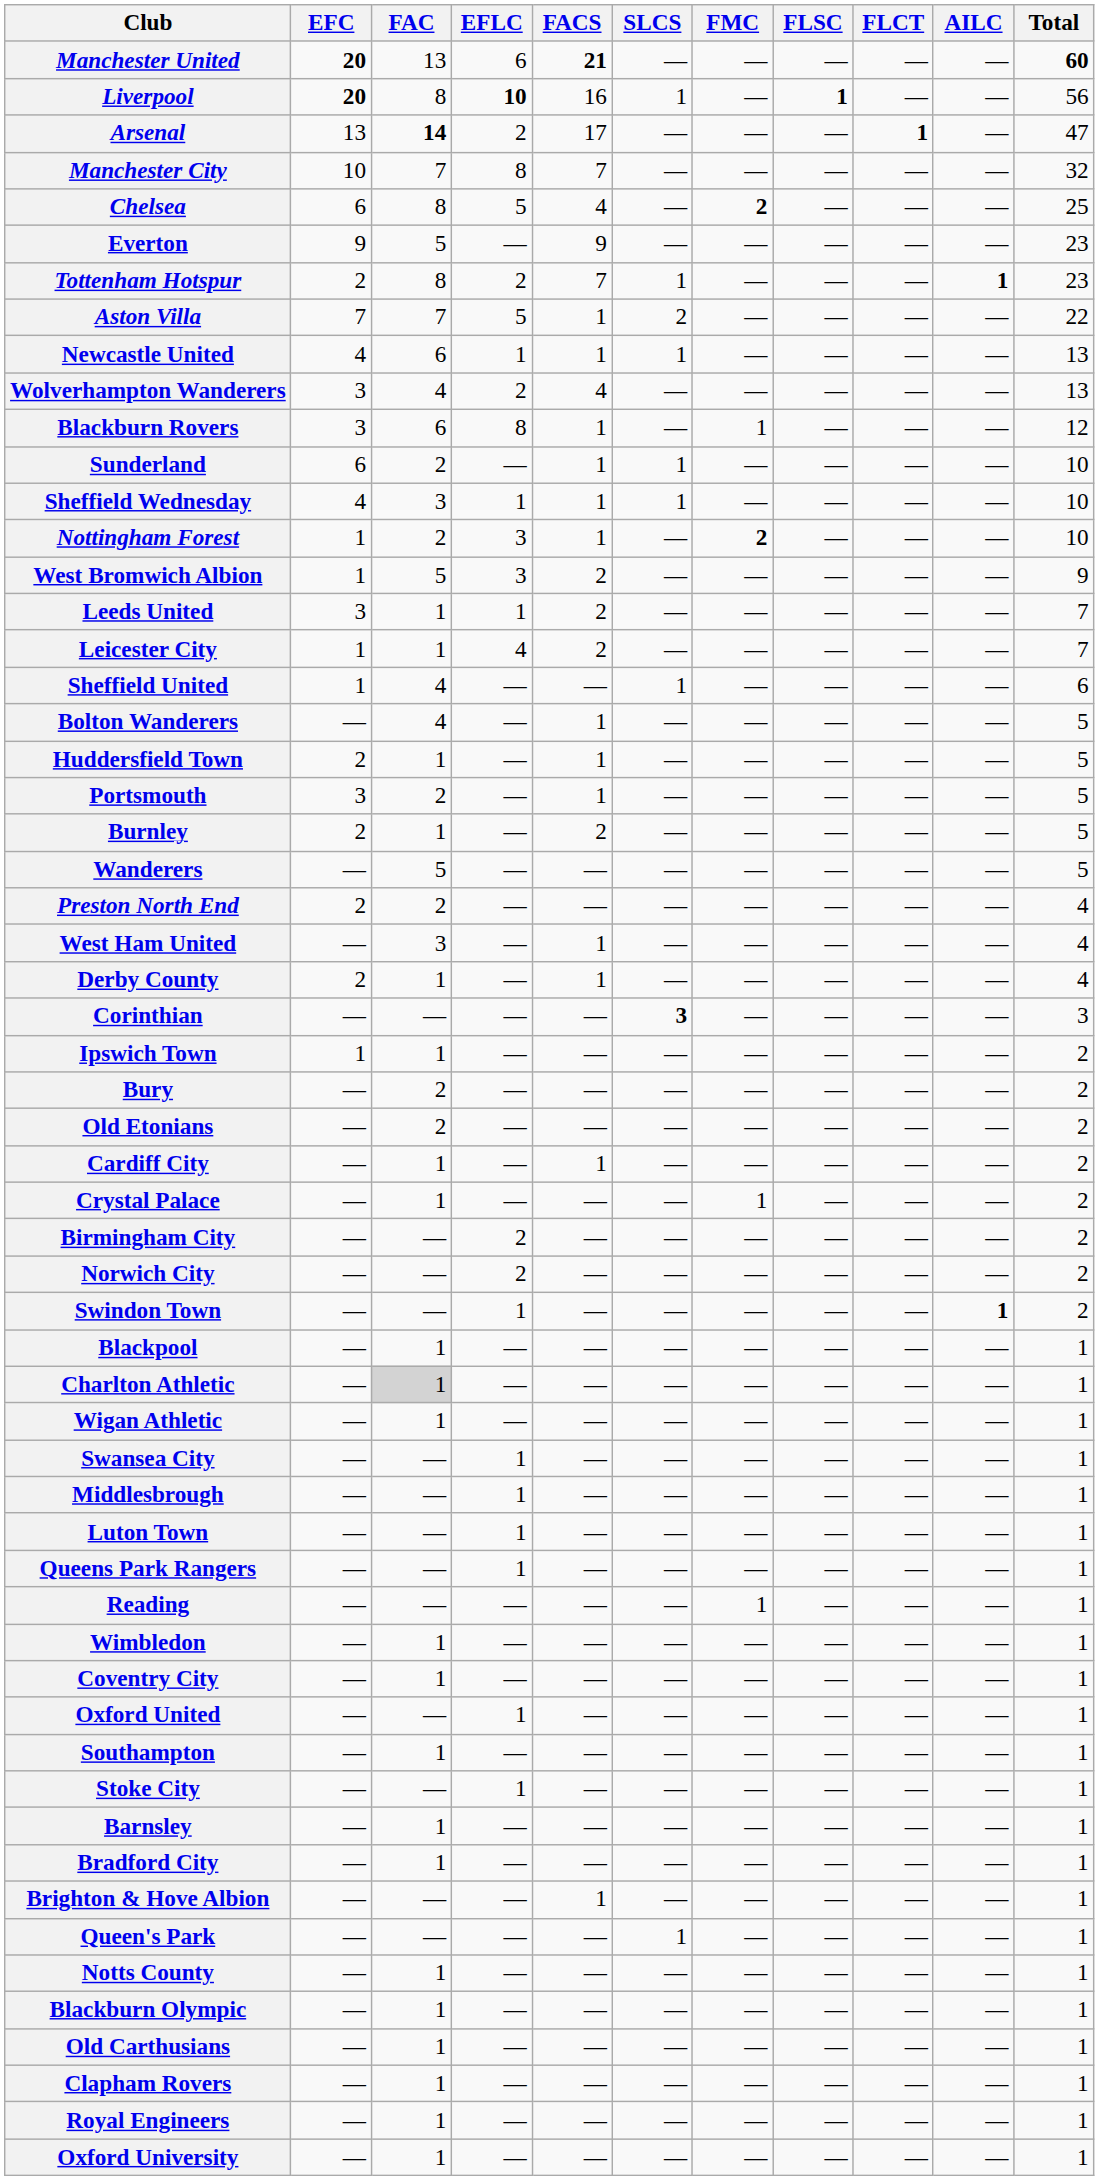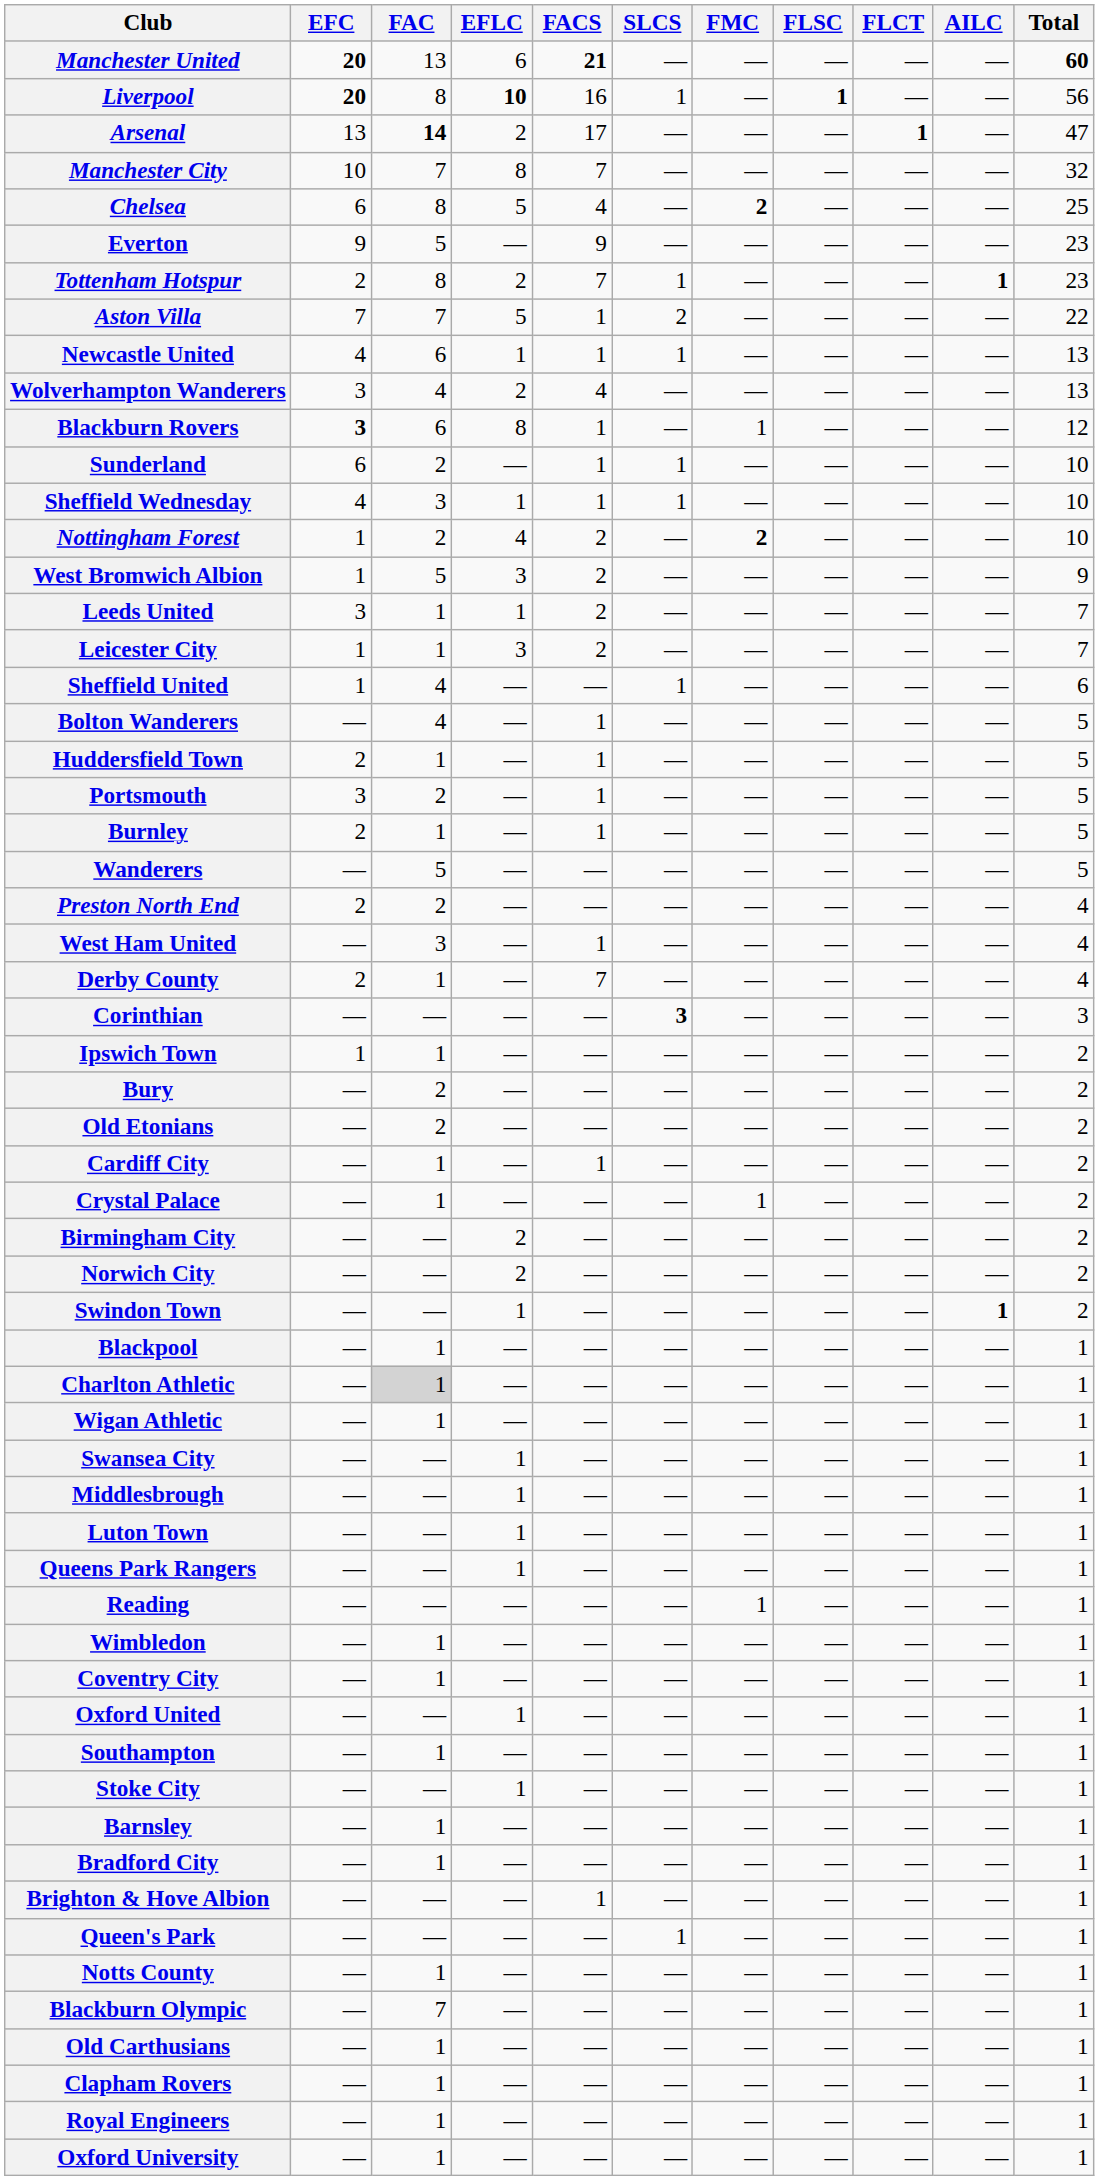(360, 427) normal -> (360, 427) bold
(521, 538) 3 -> (521, 538) 4
(601, 538) 1 -> (601, 538) 2
(521, 648) 4 -> (521, 648) 3
(601, 832) 2 -> (601, 832) 1
(601, 979) 1 -> (601, 979) 7
(440, 2009) 1 -> (440, 2009) 7
